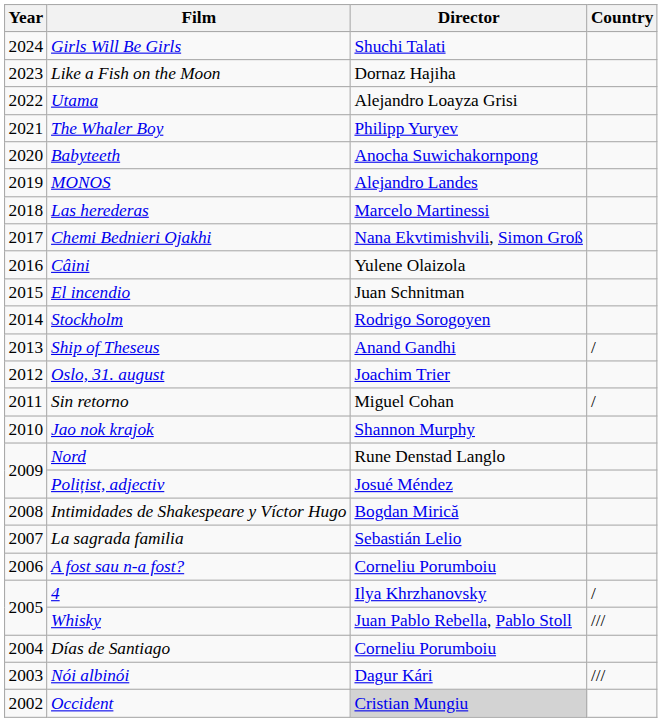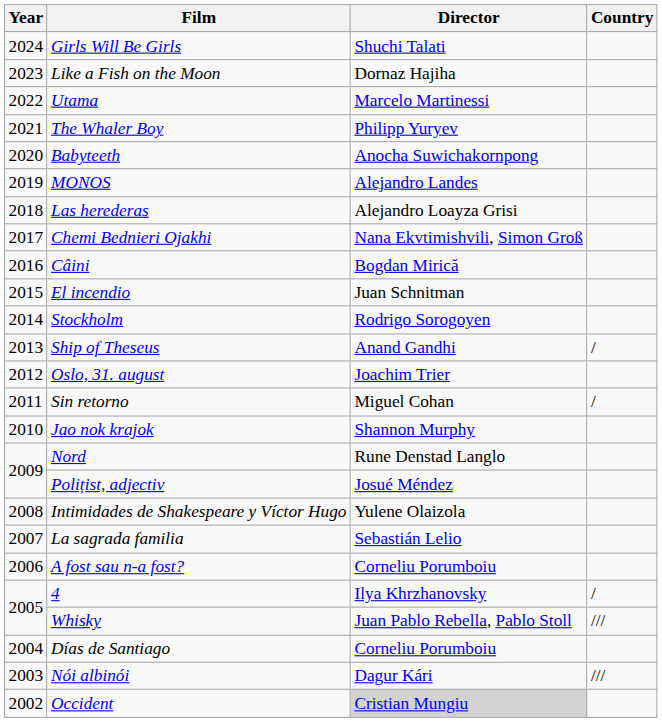(436, 100) Alejandro Loayza Grisi -> (422, 100) Marcelo Martinessi
(422, 210) Marcelo Martinessi -> (436, 210) Alejandro Loayza Grisi
(410, 264) Yulene Olaizola -> (407, 264) Bogdan Mirică
(407, 511) Bogdan Mirică -> (410, 511) Yulene Olaizola
